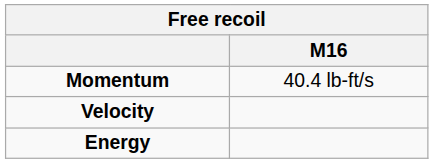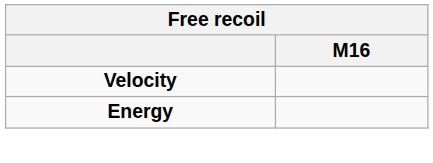- row: (118, 81)
